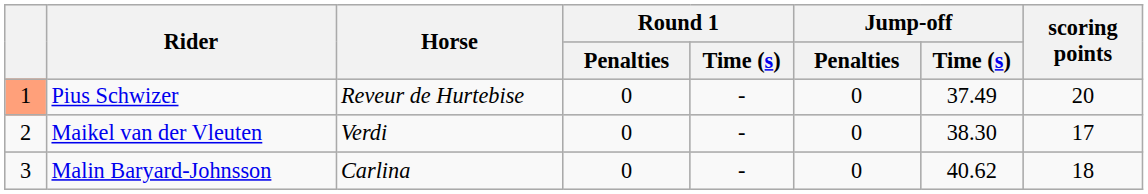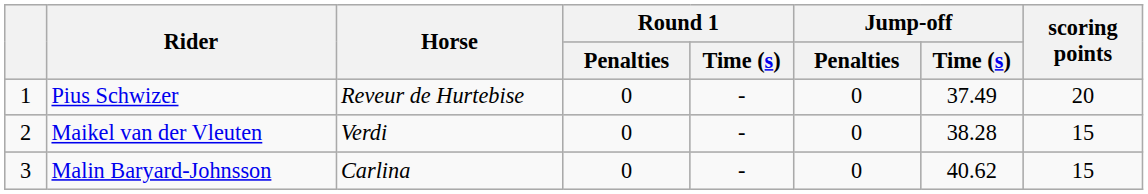(25, 96) lightsalmon background -> (25, 96) no background
(972, 133) 38.30 -> (972, 133) 38.28
(1083, 133) 17 -> (1083, 133) 15
(1083, 170) 18 -> (1083, 170) 15
